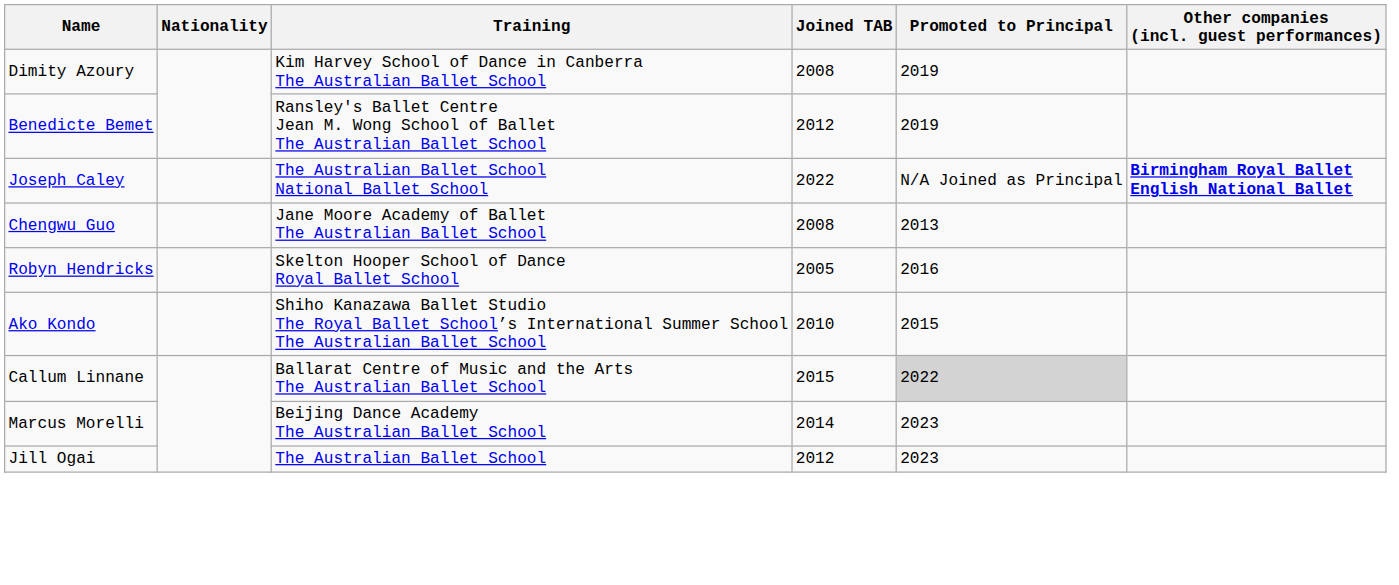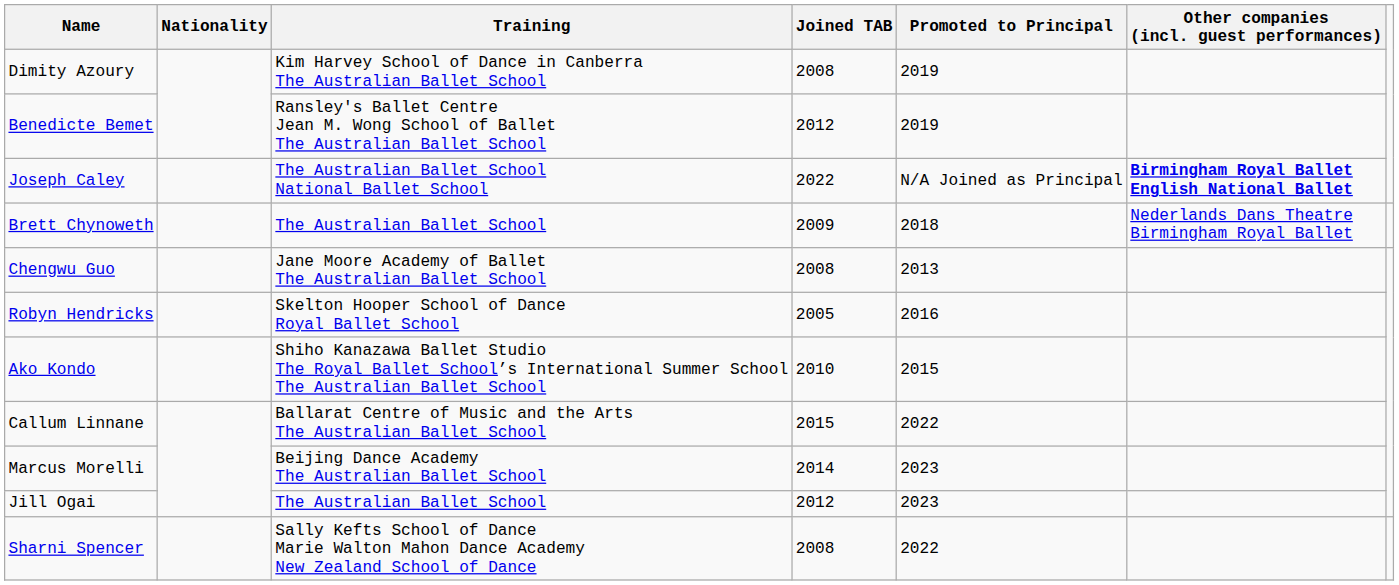+ row: (81, 225)
(920, 378) lightgrey background -> (920, 423) no background
+ row: (76, 549)
